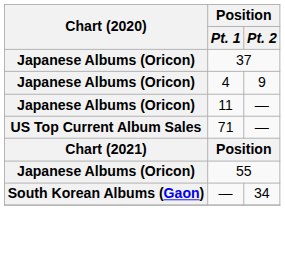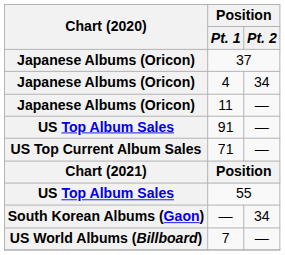(262, 82) 9 -> (262, 82) 34
+ row: (226, 127)
(106, 171) Japanese Albums (Oricon) -> (106, 194) US Top Album Sales
+ row: (226, 238)
